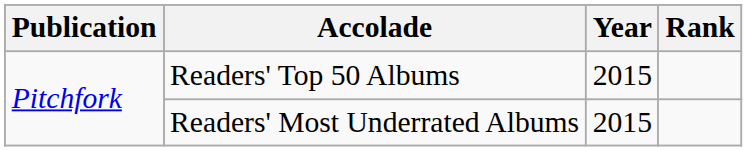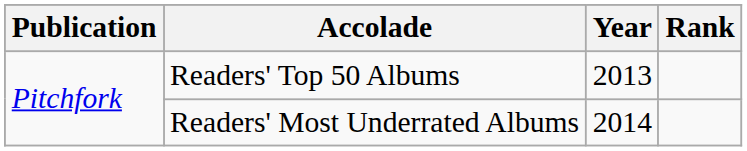(622, 74) 2015 -> (622, 74) 2013
(622, 121) 2015 -> (622, 121) 2014
